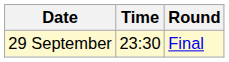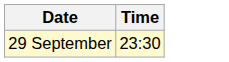- column: (194, 17)
